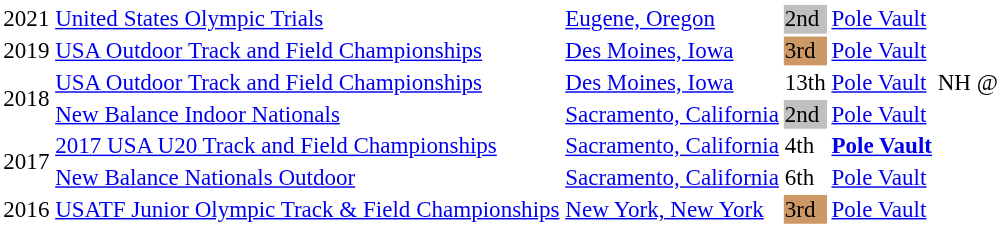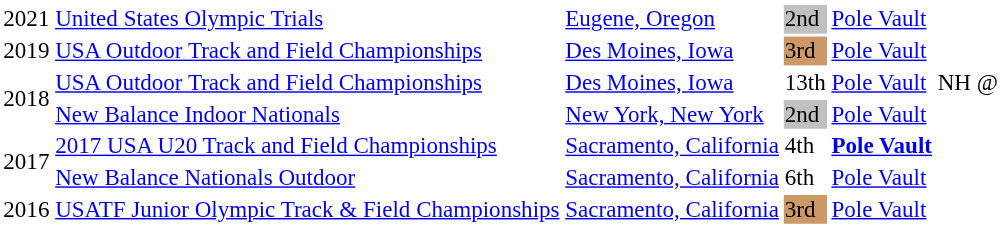(672, 114) Sacramento, California -> (664, 114) New York, New York
(664, 209) New York, New York -> (672, 209) Sacramento, California
